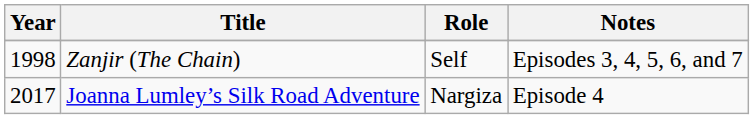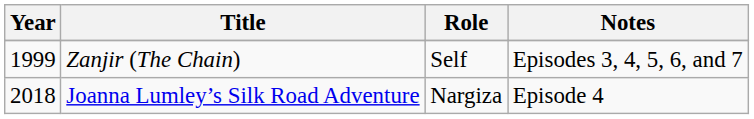(33, 58) 1998 -> (33, 58) 1999
(33, 95) 2017 -> (33, 95) 2018
